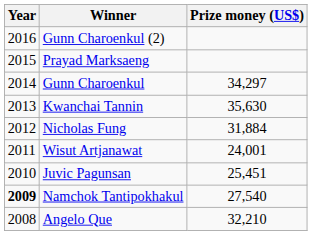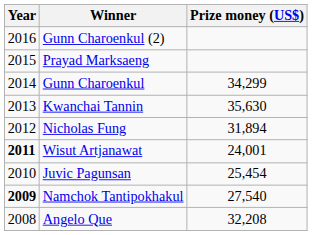(247, 83) 34,297 -> (247, 83) 34,299
(247, 128) 31,884 -> (247, 128) 31,894
(22, 151) normal -> (22, 151) bold
(247, 173) 25,451 -> (247, 173) 25,454
(247, 219) 32,210 -> (247, 219) 32,208
